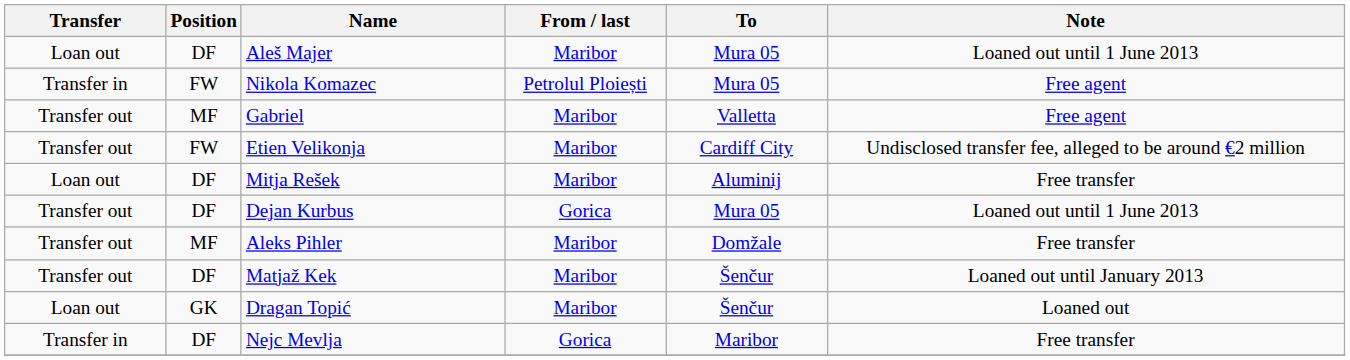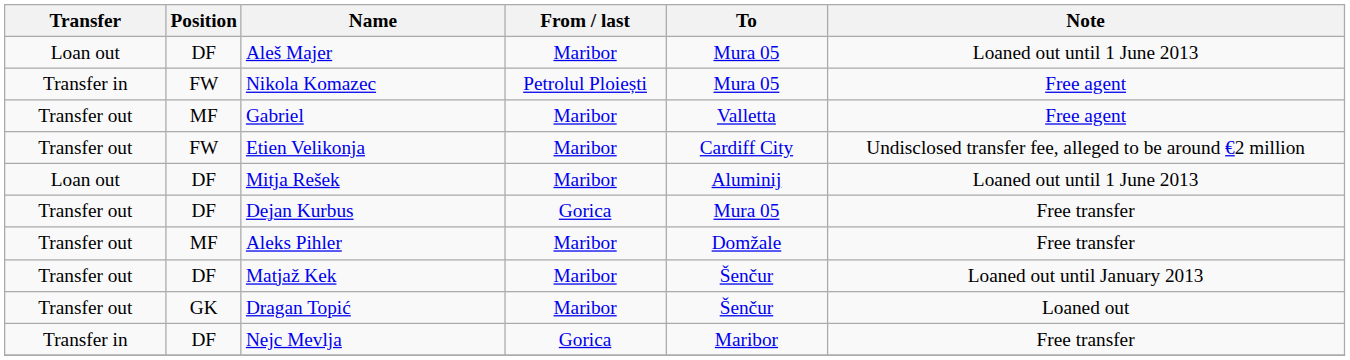(1086, 179) Free transfer -> (1086, 179) Loaned out until 1 June 2013
(1086, 211) Loaned out until 1 June 2013 -> (1086, 211) Free transfer
(85, 307) Loan out -> (85, 307) Transfer out
